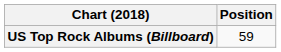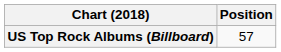(246, 36) 59 -> (246, 36) 57
